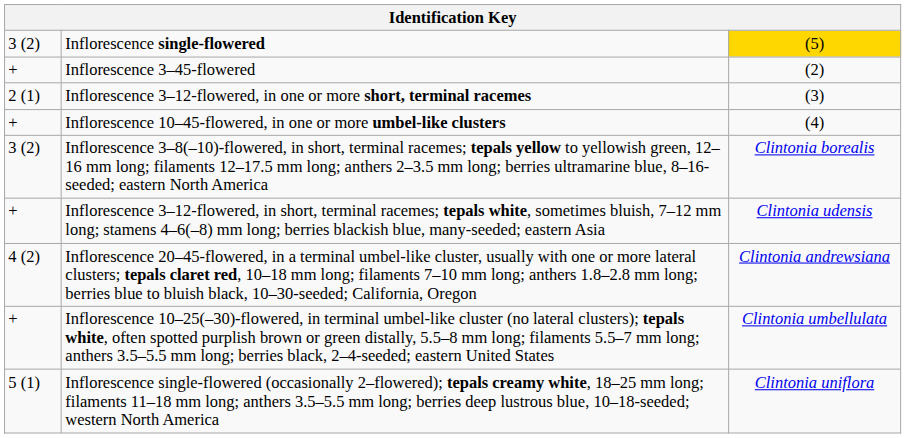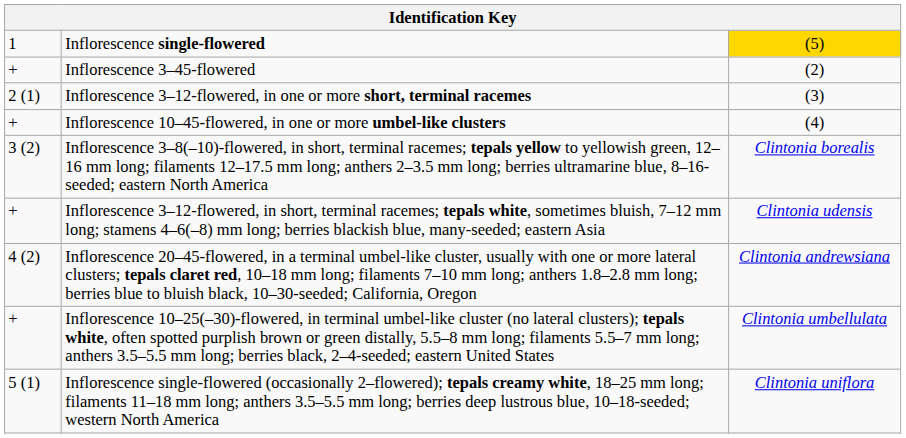(24, 43) 3 (2) -> (12, 43) 1
